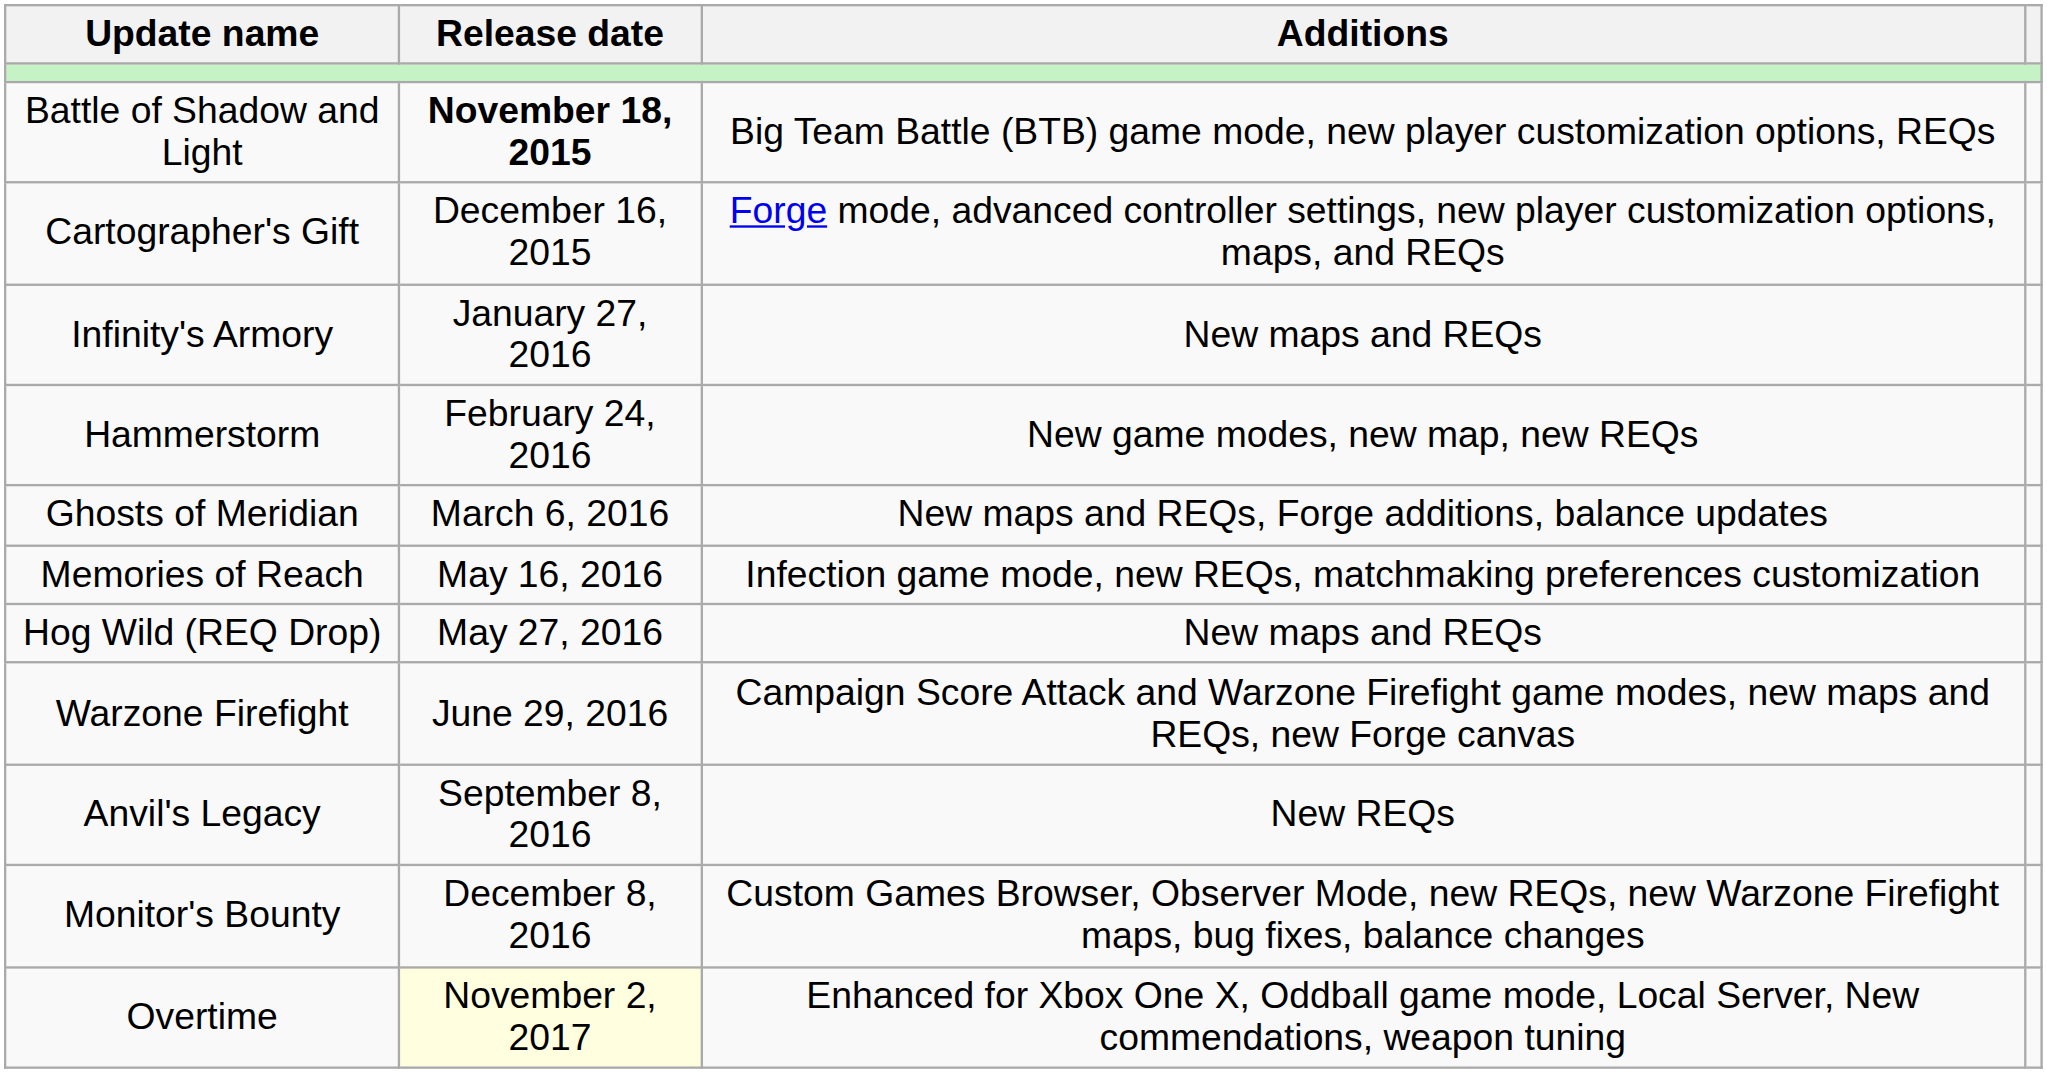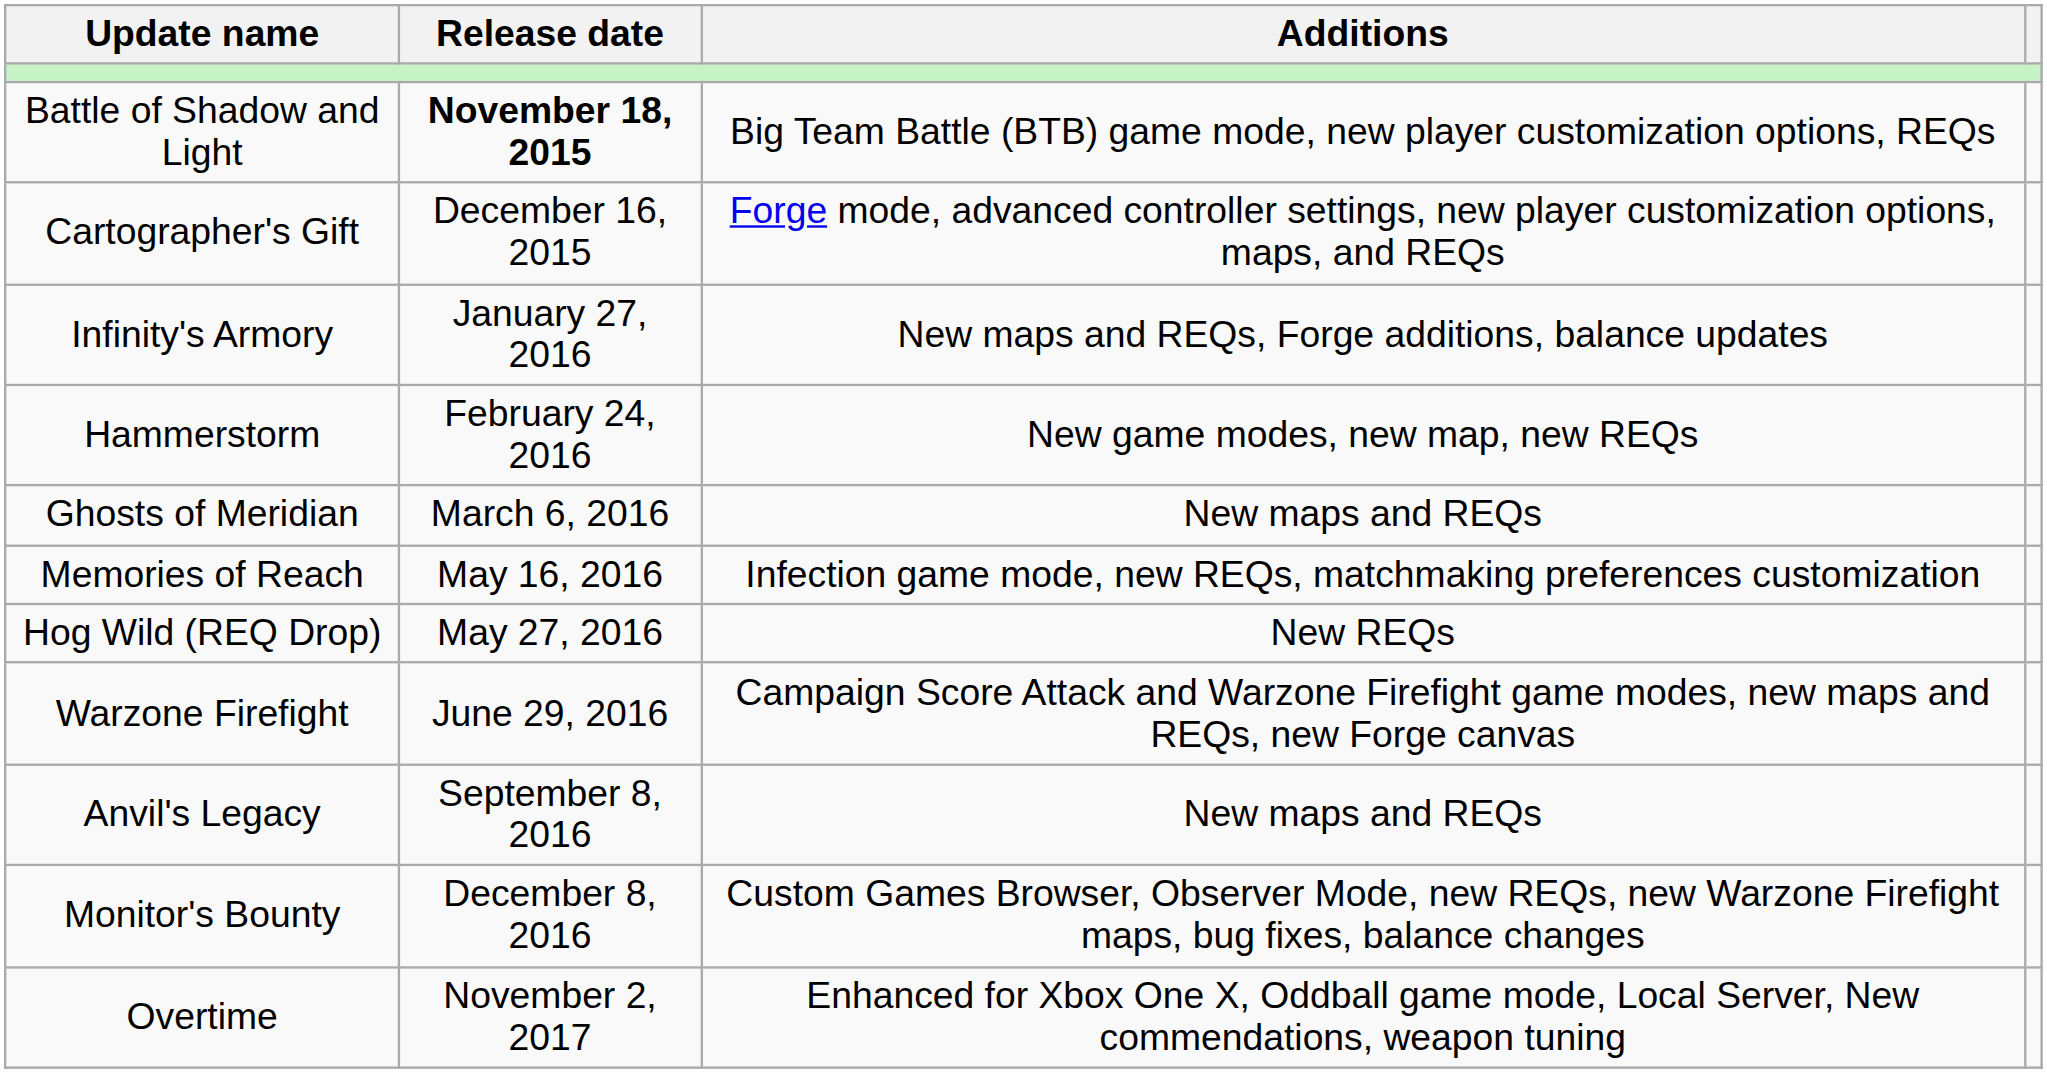(1363, 333) New maps and REQs -> (1363, 333) New maps and REQs, Forge additions, balance updates
(1363, 514) New maps and REQs, Forge additions, balance updates -> (1363, 514) New maps and REQs
(1363, 632) New maps and REQs -> (1363, 632) New REQs
(1363, 814) New REQs -> (1363, 814) New maps and REQs
(550, 1016) lightyellow background -> (550, 1016) no background
